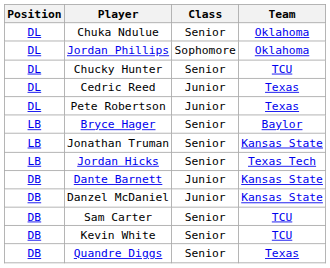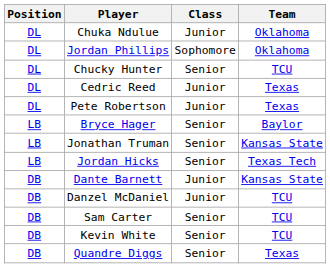(205, 32) Senior -> (205, 32) Junior
(282, 198) Kansas State -> (282, 198) TCU
